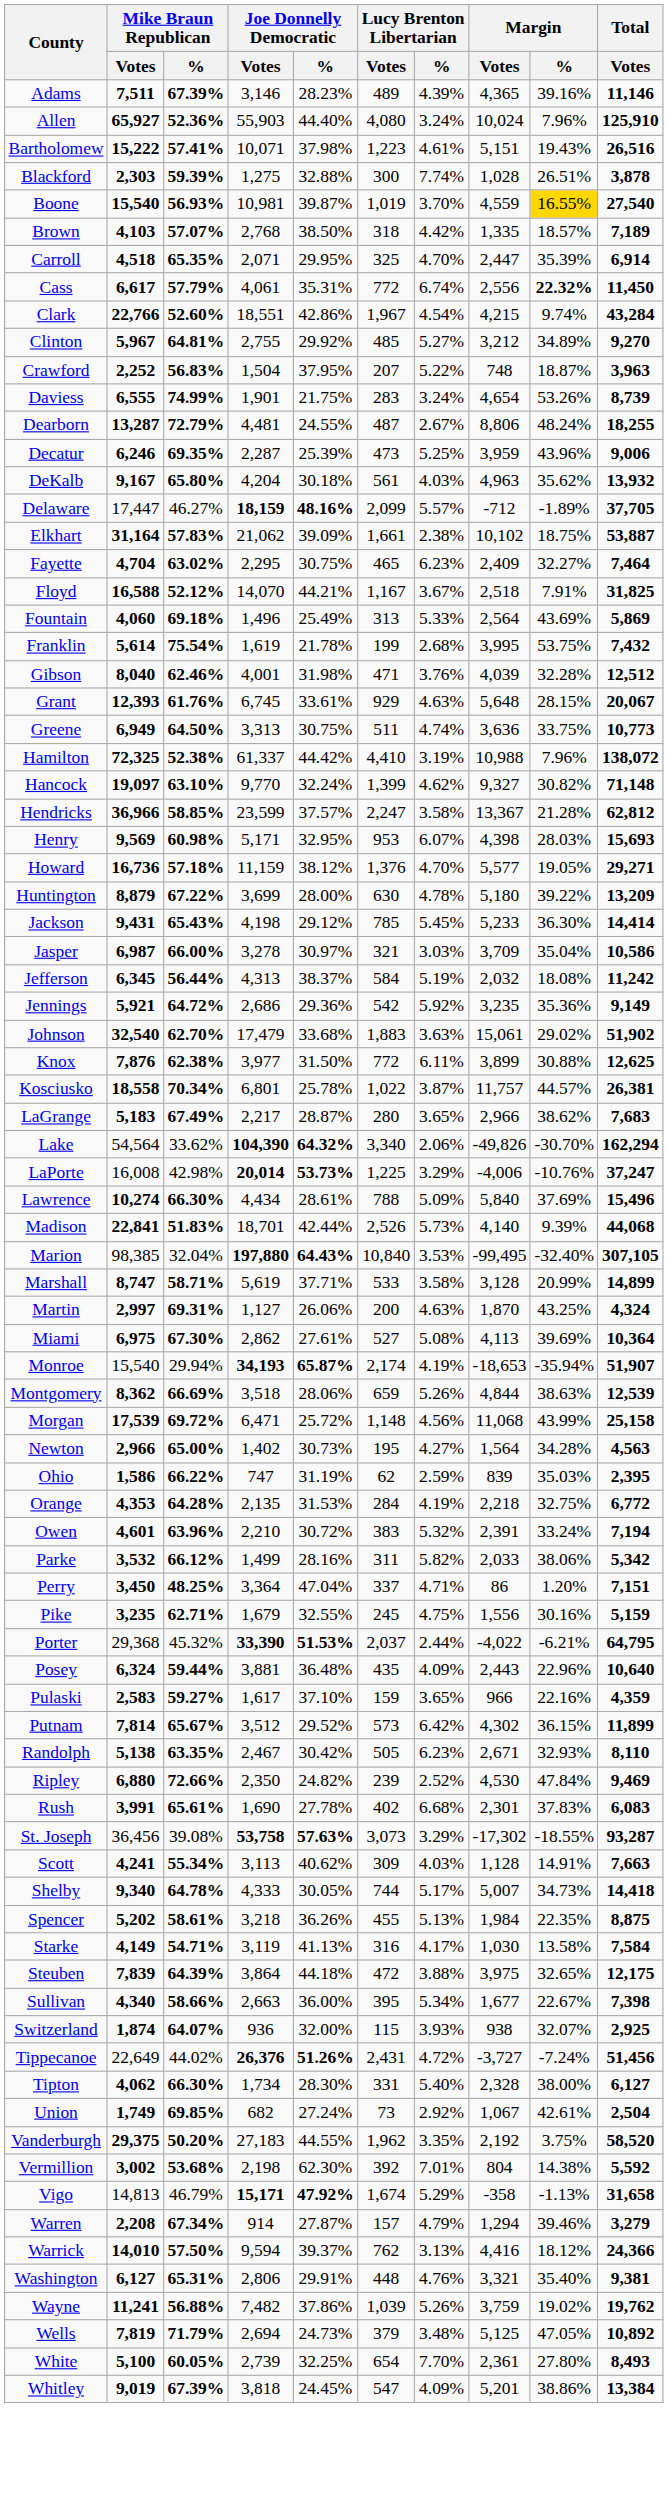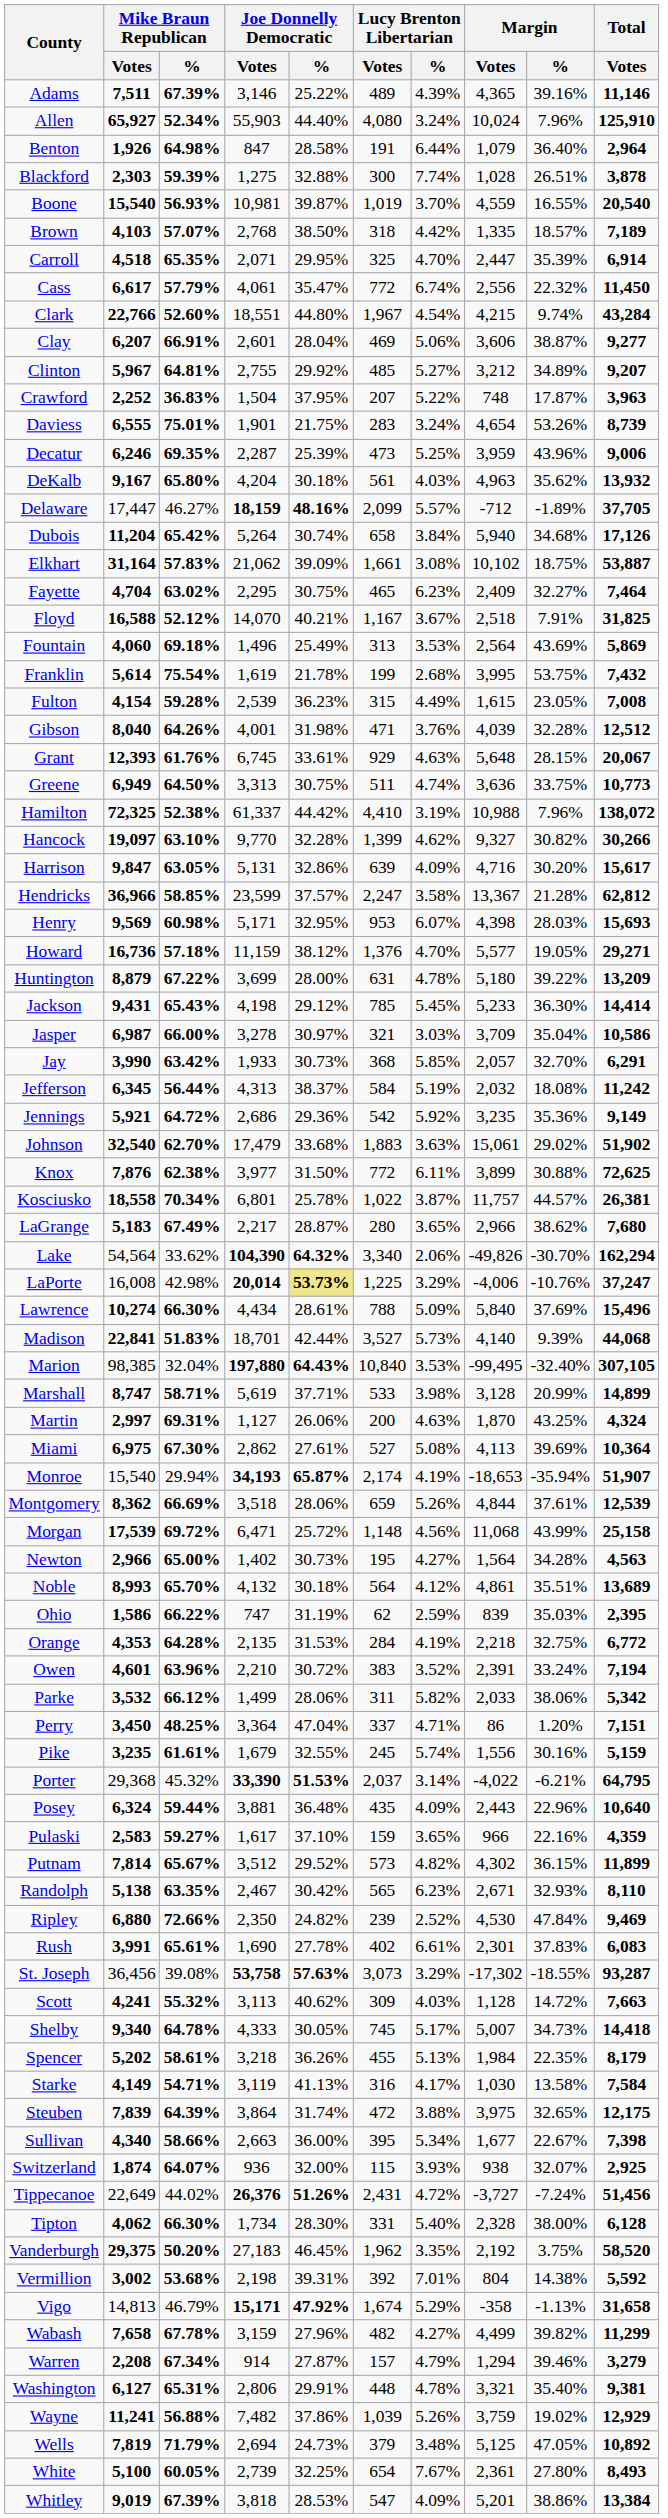(325, 93) 28.23% -> (321, 93) 25.22%
(196, 120) 52.36% -> (192, 120) 52.34%
- row: (56, 148)
+ row: (54, 148)
(564, 203) gold background -> (560, 203) no background
(630, 203) 27,540 -> (627, 203) 20,540
(325, 286) 35.31% -> (321, 286) 35.47%
(564, 286) bold -> (560, 286) normal
(325, 314) 42.86% -> (321, 314) 44.80%
+ row: (54, 342)
(630, 342) 9,270 -> (627, 369) 9,207
(196, 369) 56.83% -> (192, 397) 36.83%
(564, 369) 18.87% -> (560, 397) 17.87%
(196, 397) 74.99% -> (192, 425) 75.01%
- row: (56, 425)
+ row: (54, 535)
(442, 535) 2.38% -> (438, 563) 3.08%
(325, 591) 44.21% -> (321, 618) 40.21%
(442, 618) 5.33% -> (438, 646) 3.53%
+ row: (54, 701)
(196, 674) 62.46% -> (192, 729) 64.26%
(325, 784) 32.24% -> (321, 840) 32.28%
(630, 784) 71,148 -> (627, 840) 30,266
+ row: (54, 867)
(386, 895) 630 -> (382, 978) 631
+ row: (54, 1061)
(630, 1061) 12,625 -> (627, 1171) 72,625
(630, 1116) 7,683 -> (627, 1227) 7,680
(325, 1171) no background -> (321, 1282) khaki background
(386, 1227) 2,526 -> (382, 1337) 3,527
(442, 1282) 3.58% -> (438, 1393) 3.98%
(564, 1393) 38.63% -> (560, 1503) 37.61%
+ row: (54, 1586)
(442, 1531) 5.32% -> (438, 1669) 3.52%
(325, 1559) 28.16% -> (321, 1697) 28.06%
(196, 1614) 62.71% -> (192, 1752) 61.61%
(442, 1614) 4.75% -> (438, 1752) 5.74%
(442, 1642) 2.44% -> (438, 1780) 3.14%
(442, 1725) 6.42% -> (438, 1863) 4.82%
(386, 1752) 505 -> (382, 1891) 565
(442, 1808) 6.68% -> (438, 1946) 6.61%
(196, 1863) 55.34% -> (192, 2001) 55.32%
(564, 1863) 14.91% -> (560, 2001) 14.72%
(386, 1891) 744 -> (382, 2029) 745
(630, 1918) 8,875 -> (627, 2057) 8,179
(325, 1974) 44.18% -> (321, 2112) 31.74%
(630, 2084) 6,127 -> (627, 2222) 6,128
- row: (56, 2112)
(325, 2140) 44.55% -> (321, 2250) 46.45%
(325, 2167) 62.30% -> (321, 2278) 39.31%
+ row: (54, 2333)
- row: (56, 2250)
(442, 2278) 4.76% -> (438, 2388) 4.78%
(630, 2305) 19,762 -> (627, 2416) 12,929
(442, 2361) 7.70% -> (438, 2471) 7.67%
(325, 2388) 24.45% -> (321, 2499) 28.53%
